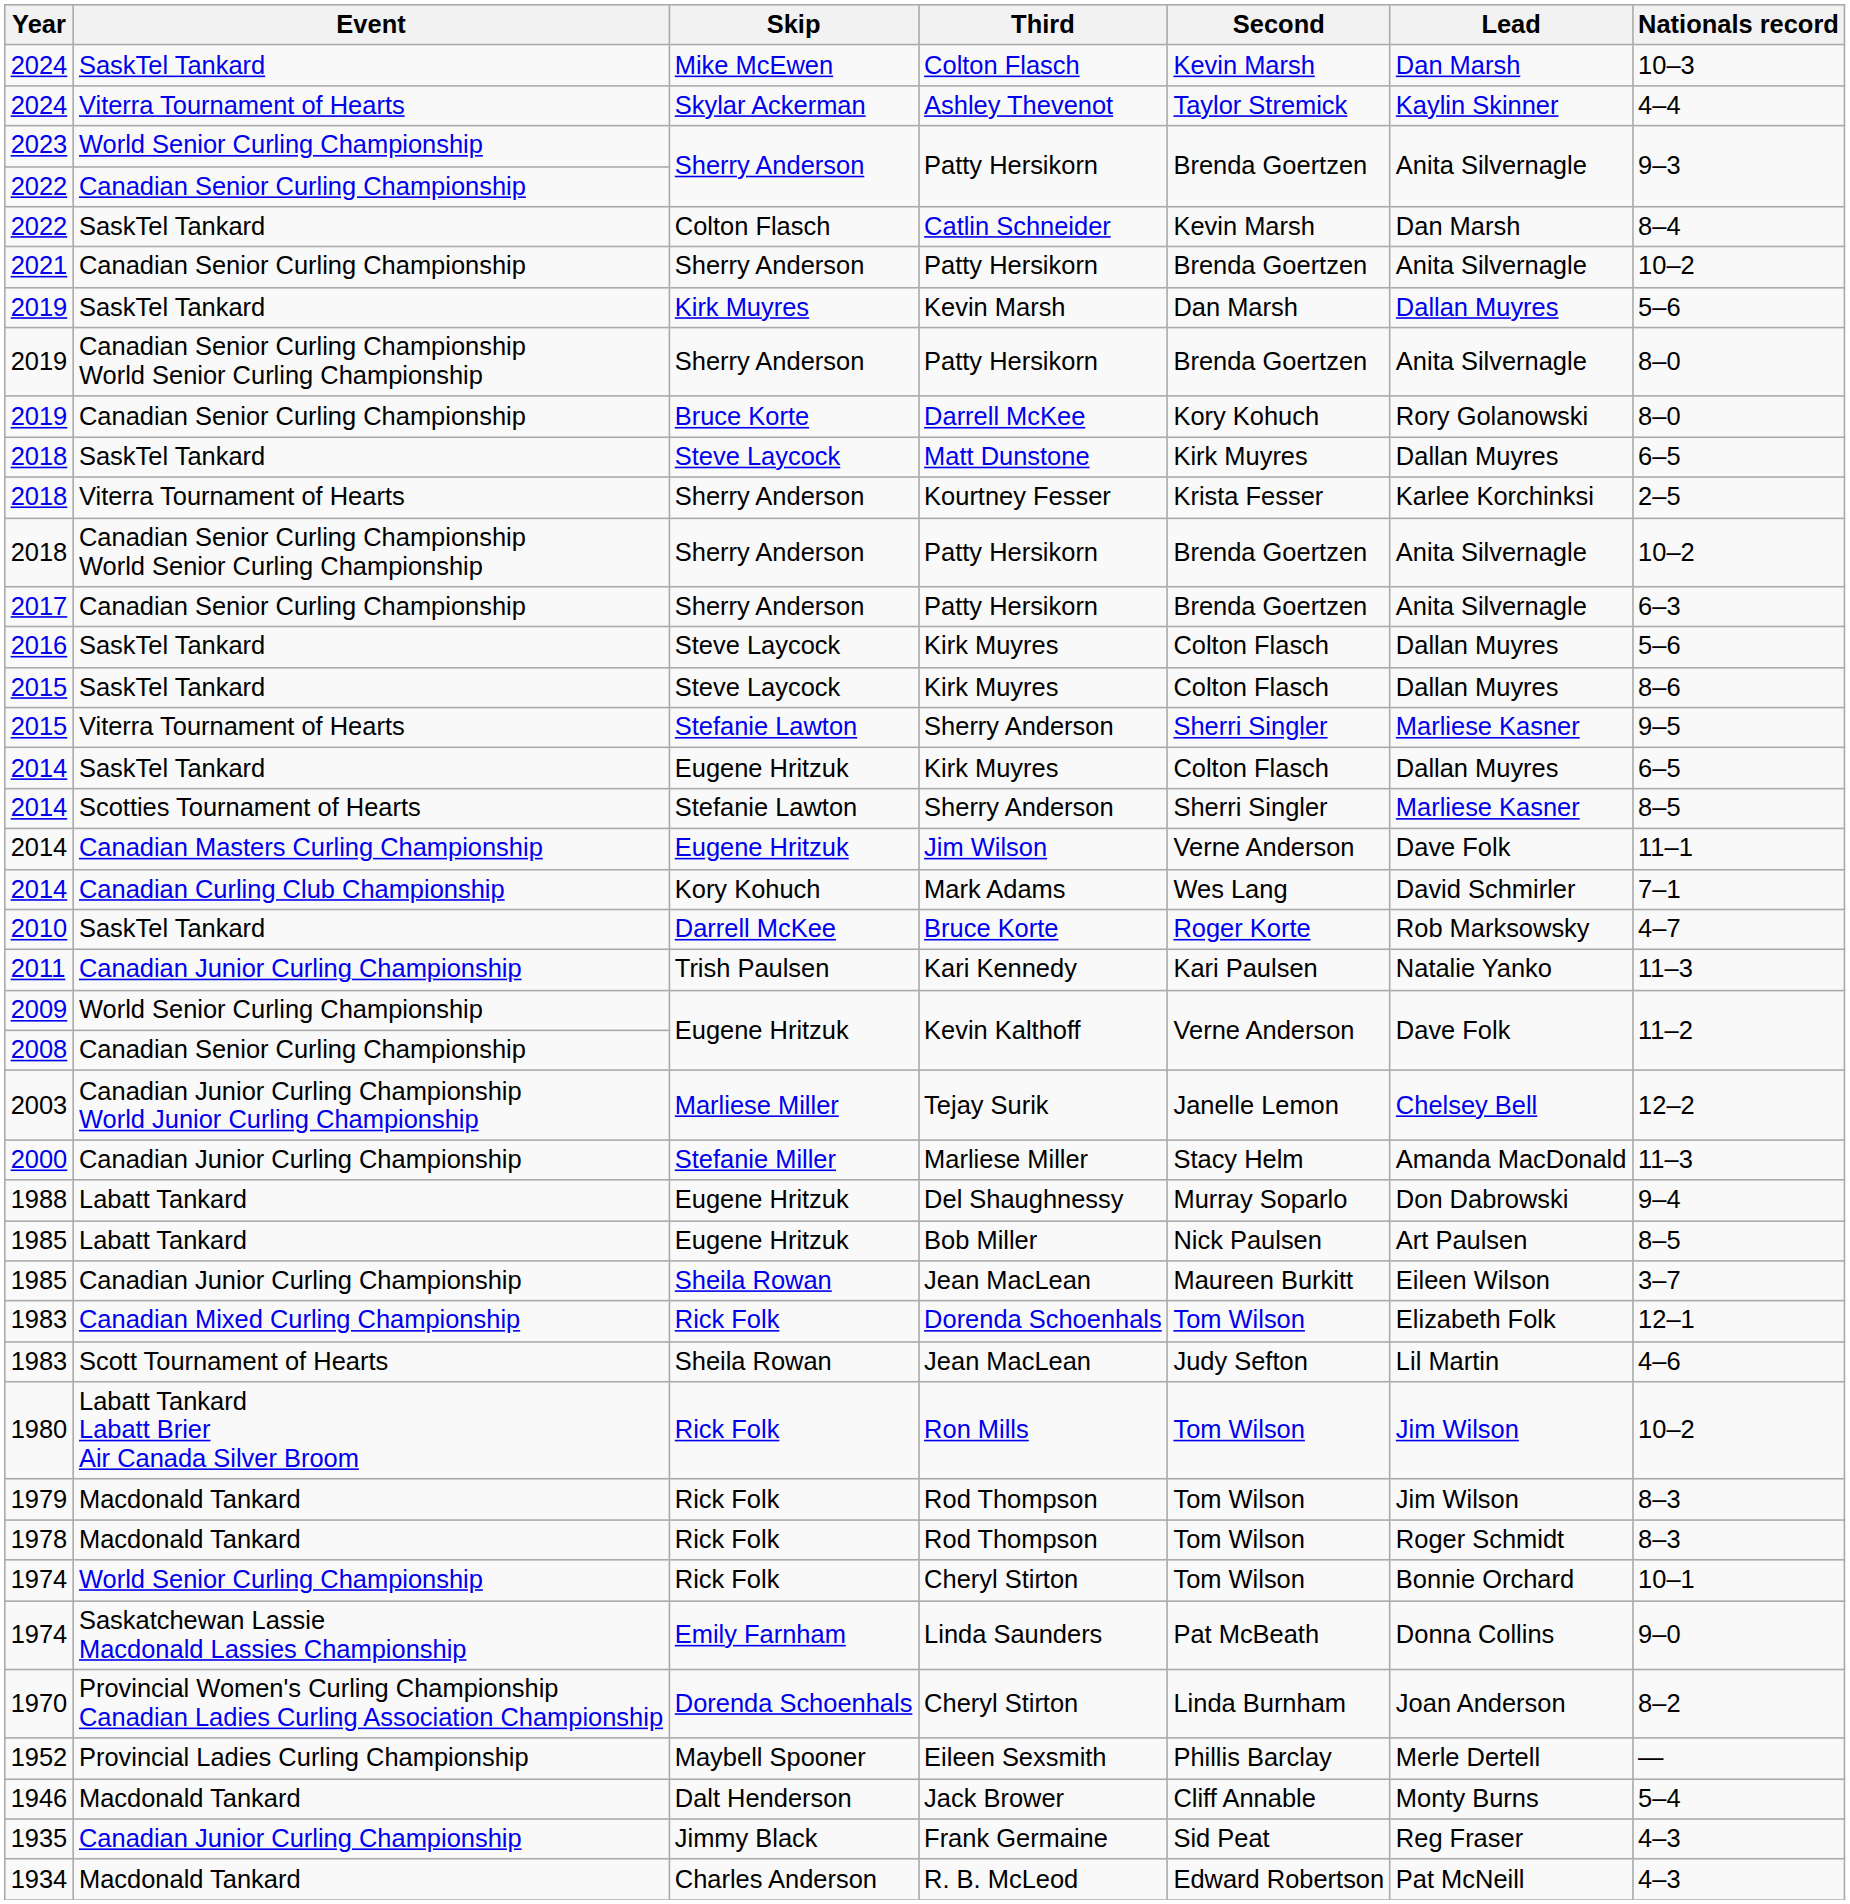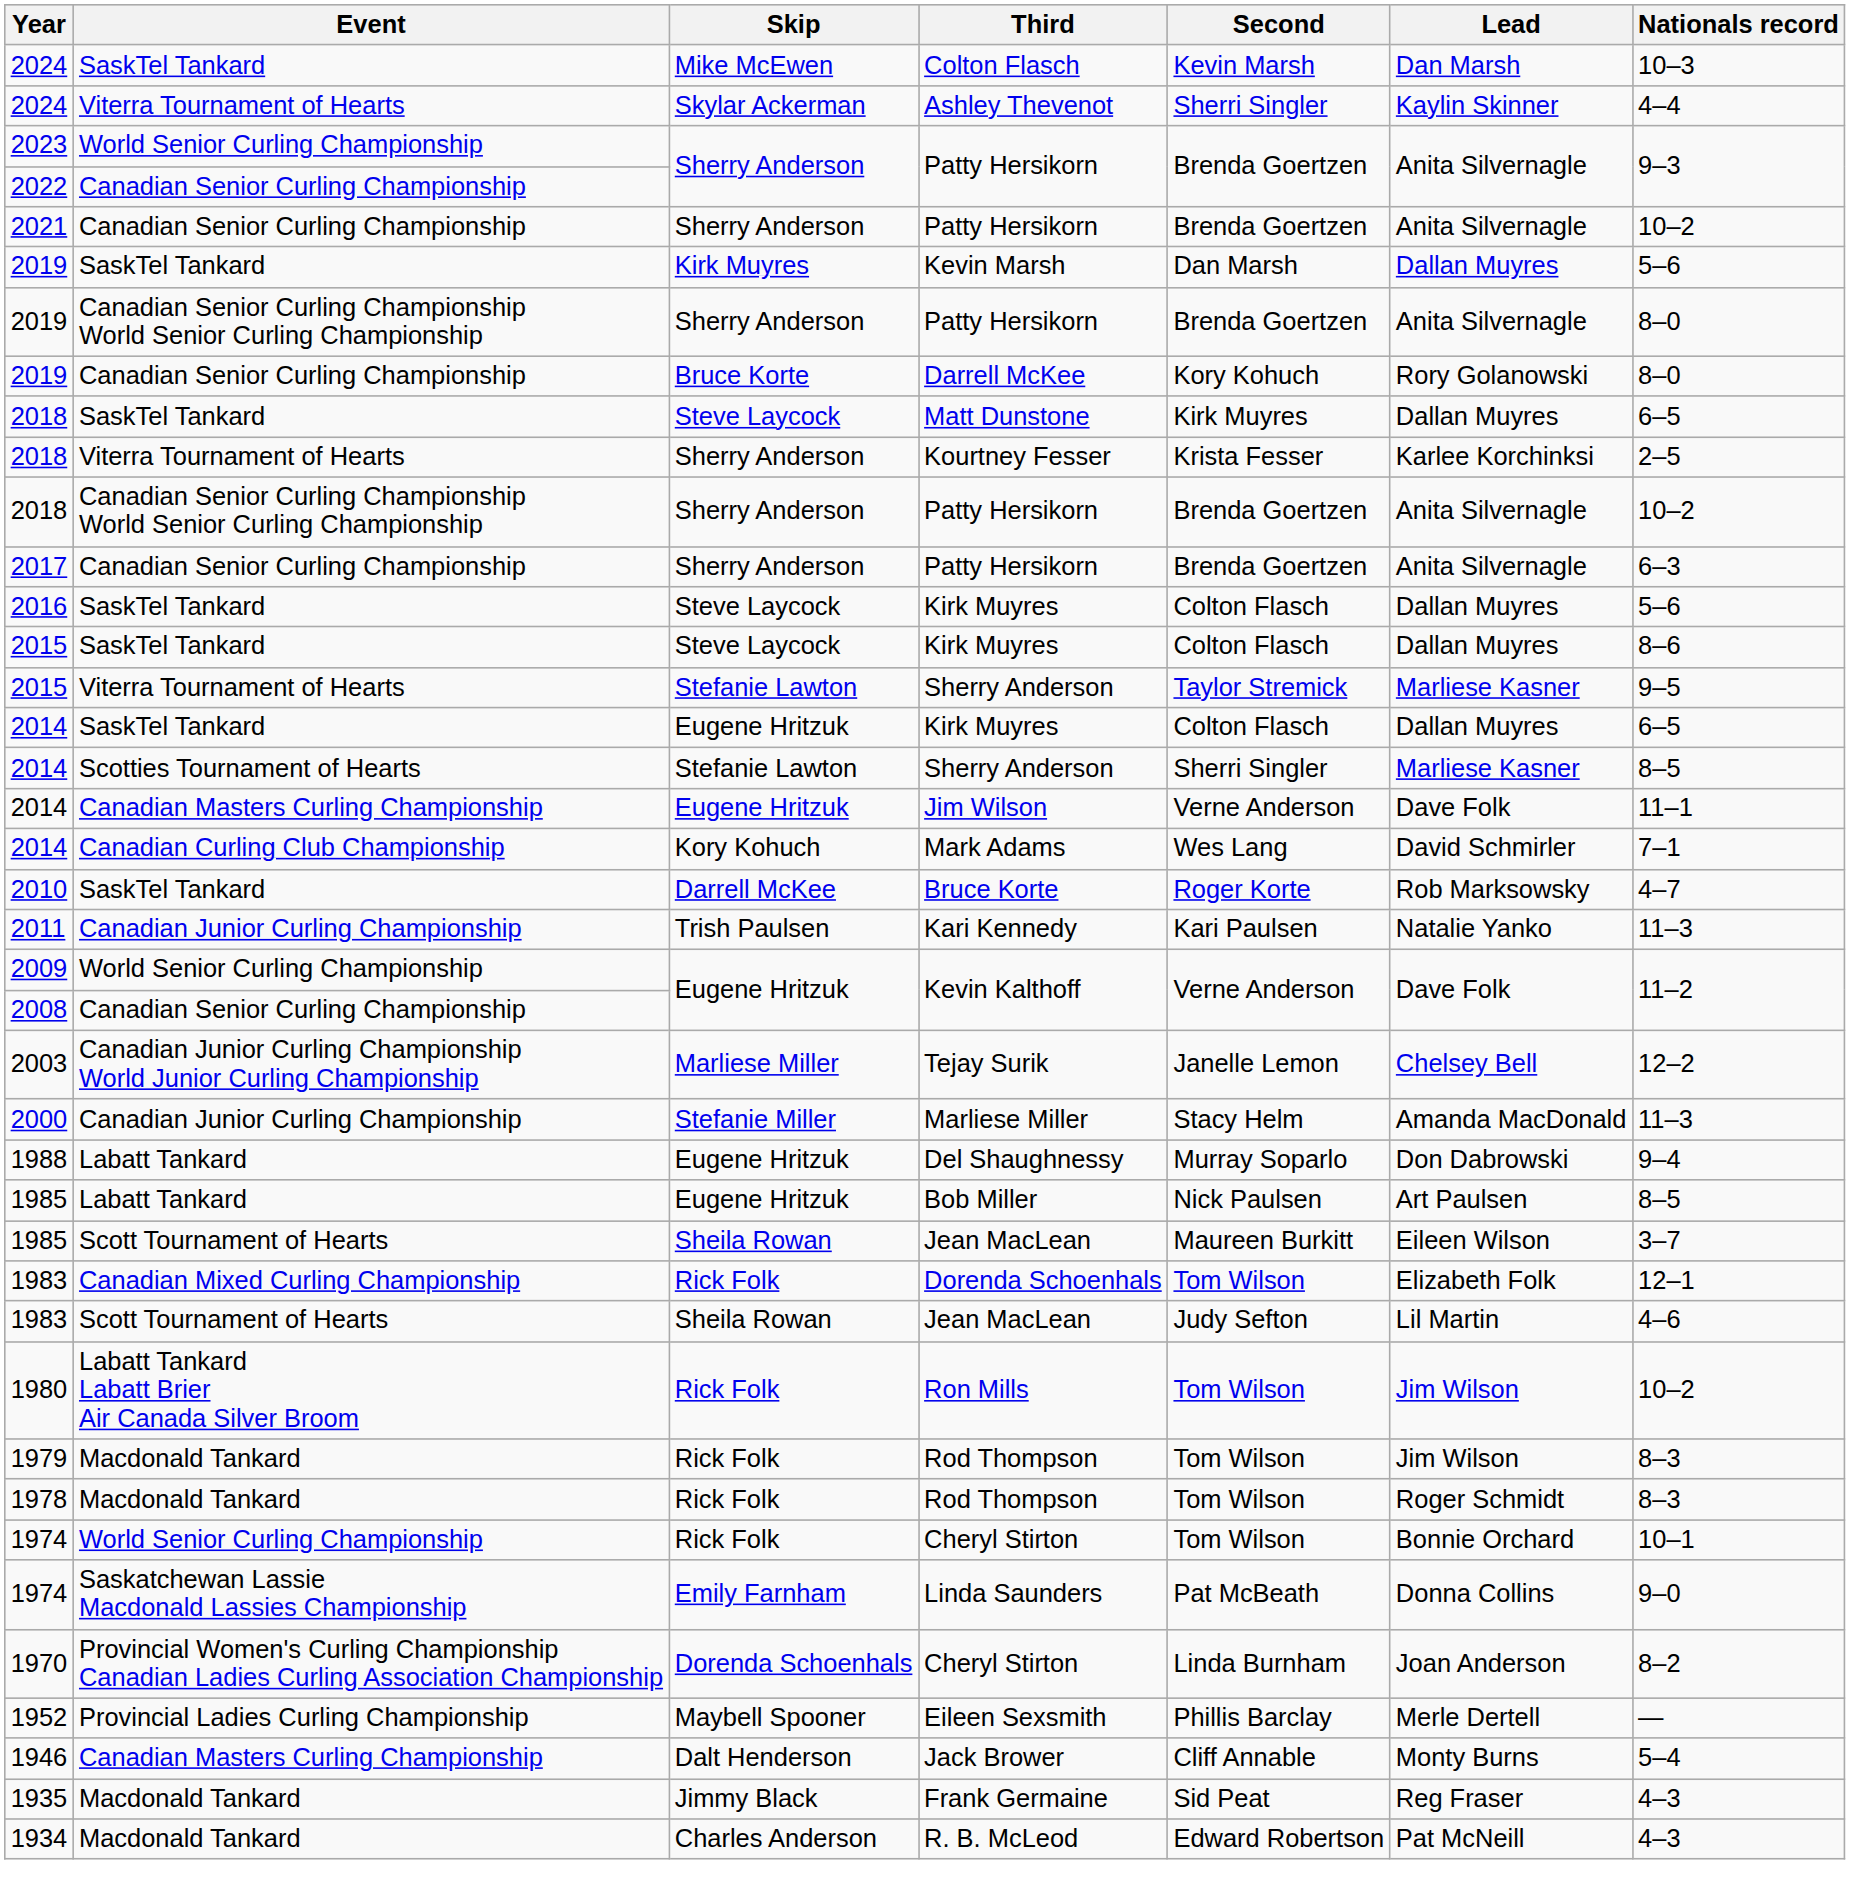(1260, 105) Taylor Stremick -> (1251, 105) Sherri Singler
- row: (39, 226)
(1251, 727) Sherri Singler -> (1260, 687) Taylor Stremick
(300, 1280) Canadian Junior Curling Championship -> (234, 1240) Scott Tournament of Hearts
(190, 1798) Macdonald Tankard -> (311, 1758) Canadian Masters Curling Championship
(300, 1838) Canadian Junior Curling Championship -> (190, 1798) Macdonald Tankard
